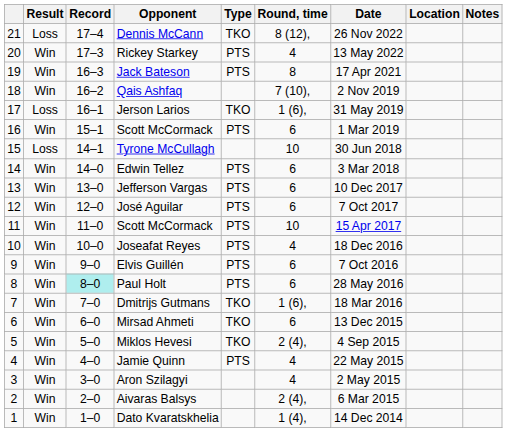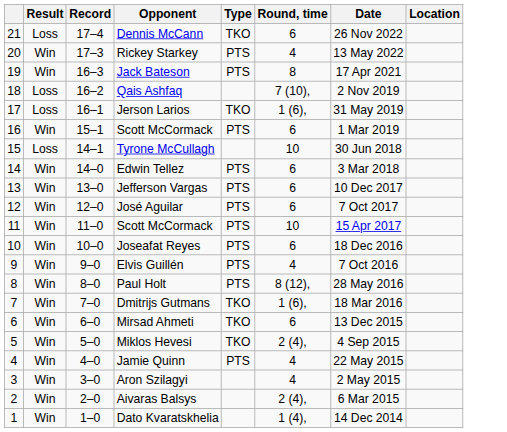- column: (482, 14)
(293, 33) 8 (12), -> (293, 33) 6
(45, 91) Win -> (45, 91) Loss
(293, 245) 4 -> (293, 245) 6
(293, 264) 6 -> (293, 264) 4
(90, 284) paleturquoise background -> (90, 284) no background
(293, 284) 6 -> (293, 284) 8 (12),
